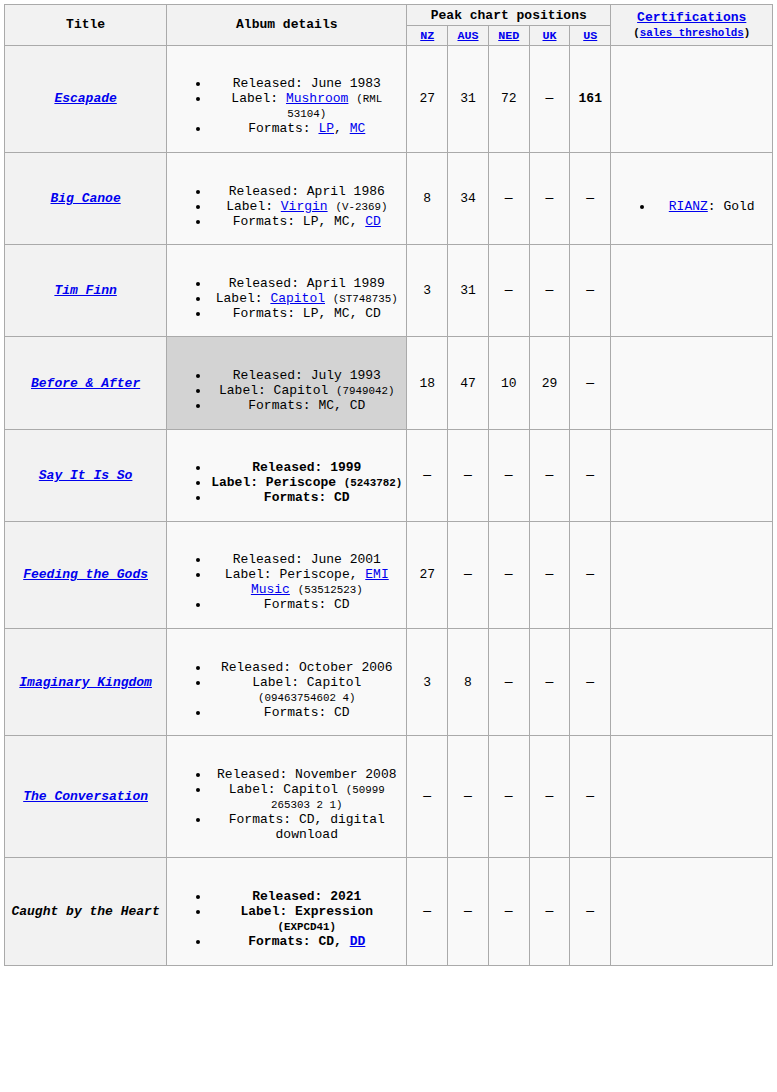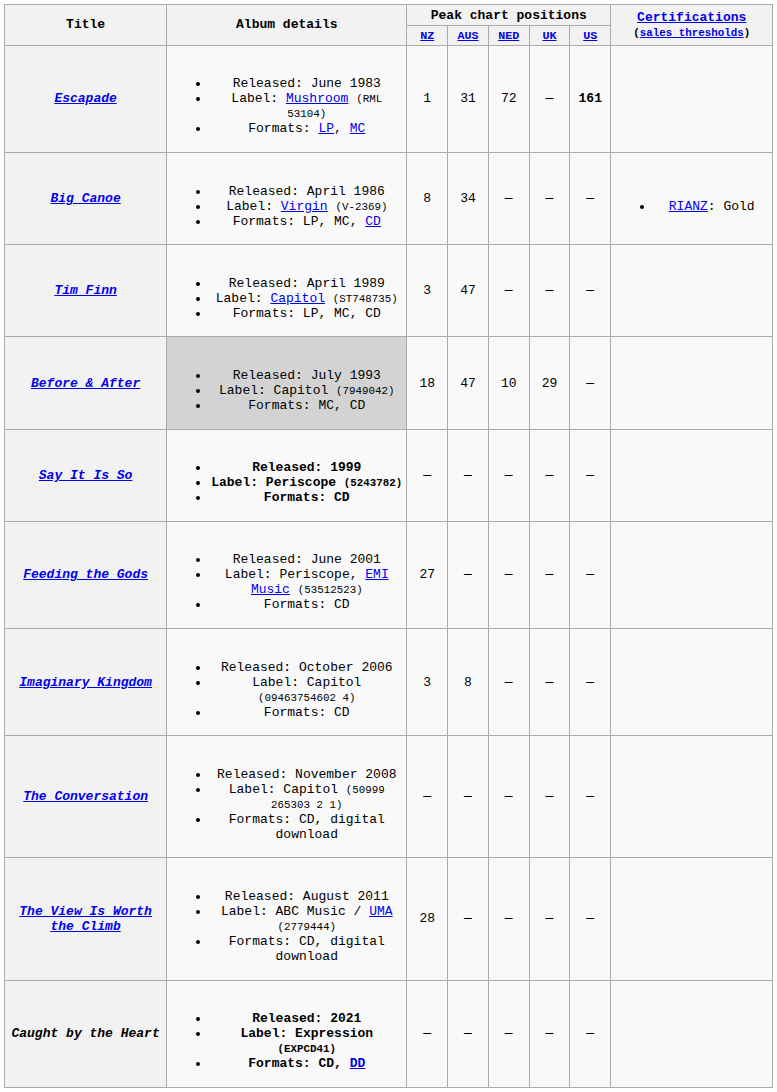(427, 99) 27 -> (427, 99) 1
(468, 291) 31 -> (468, 291) 47
+ row: (86, 919)
